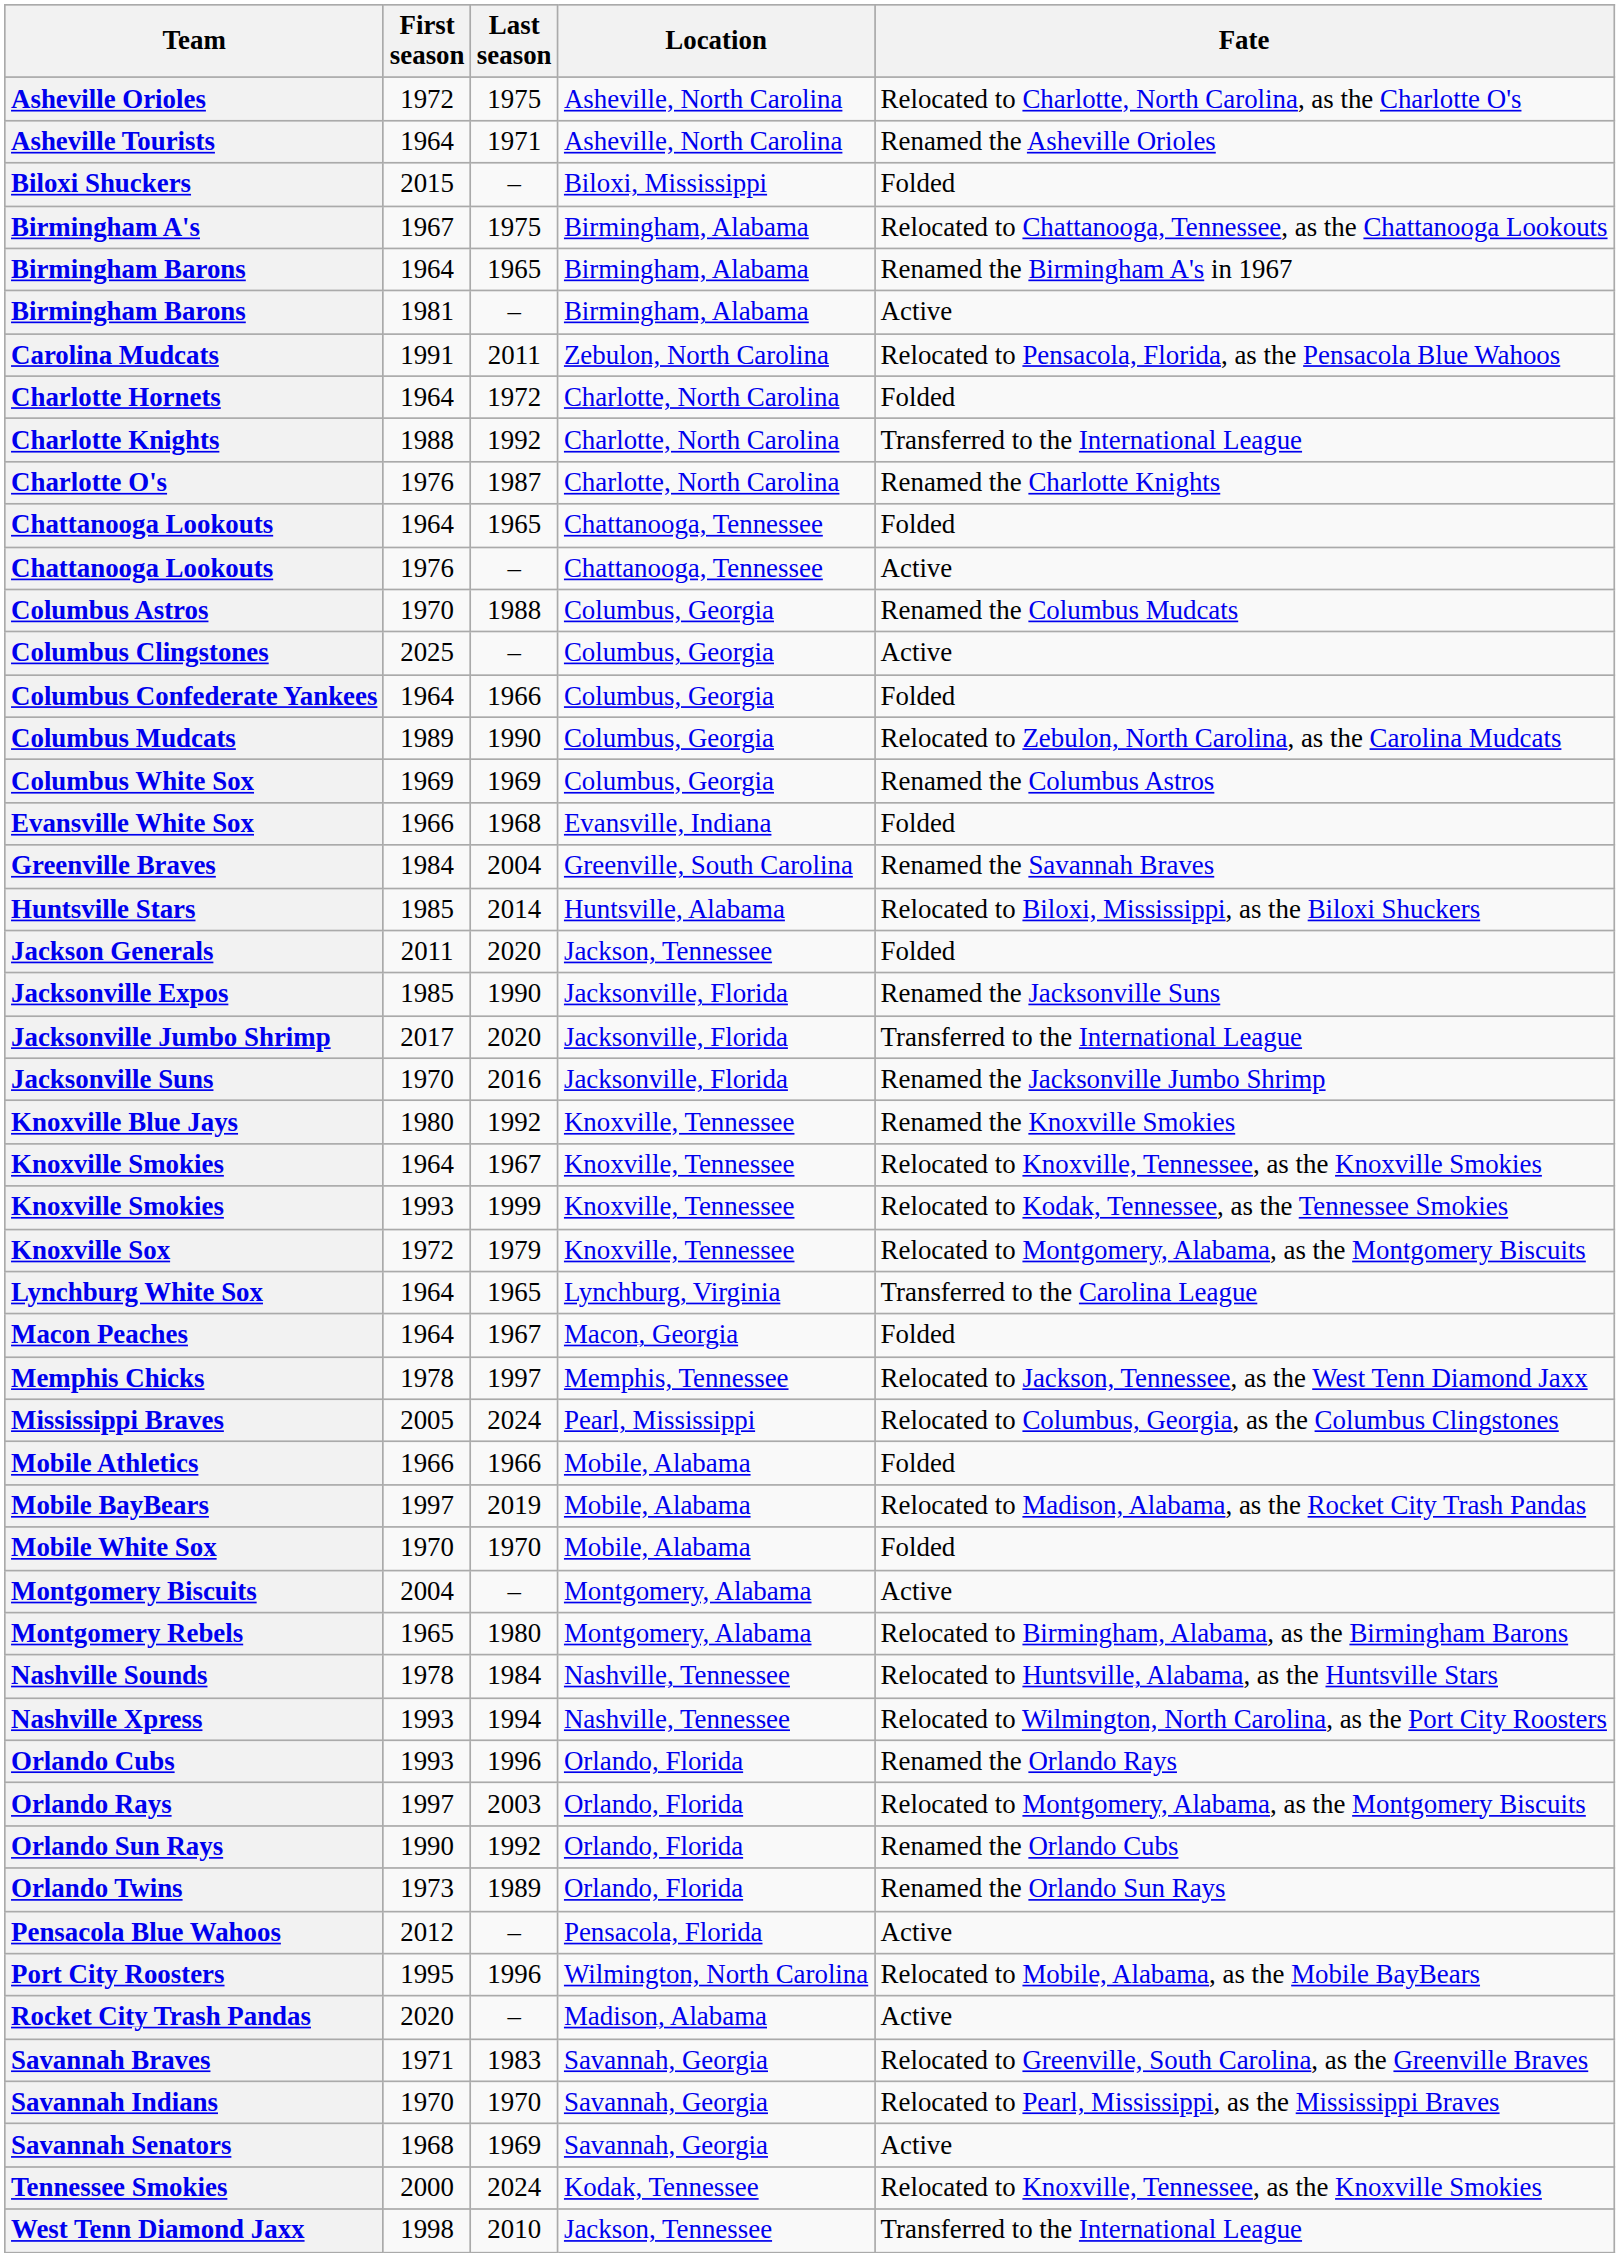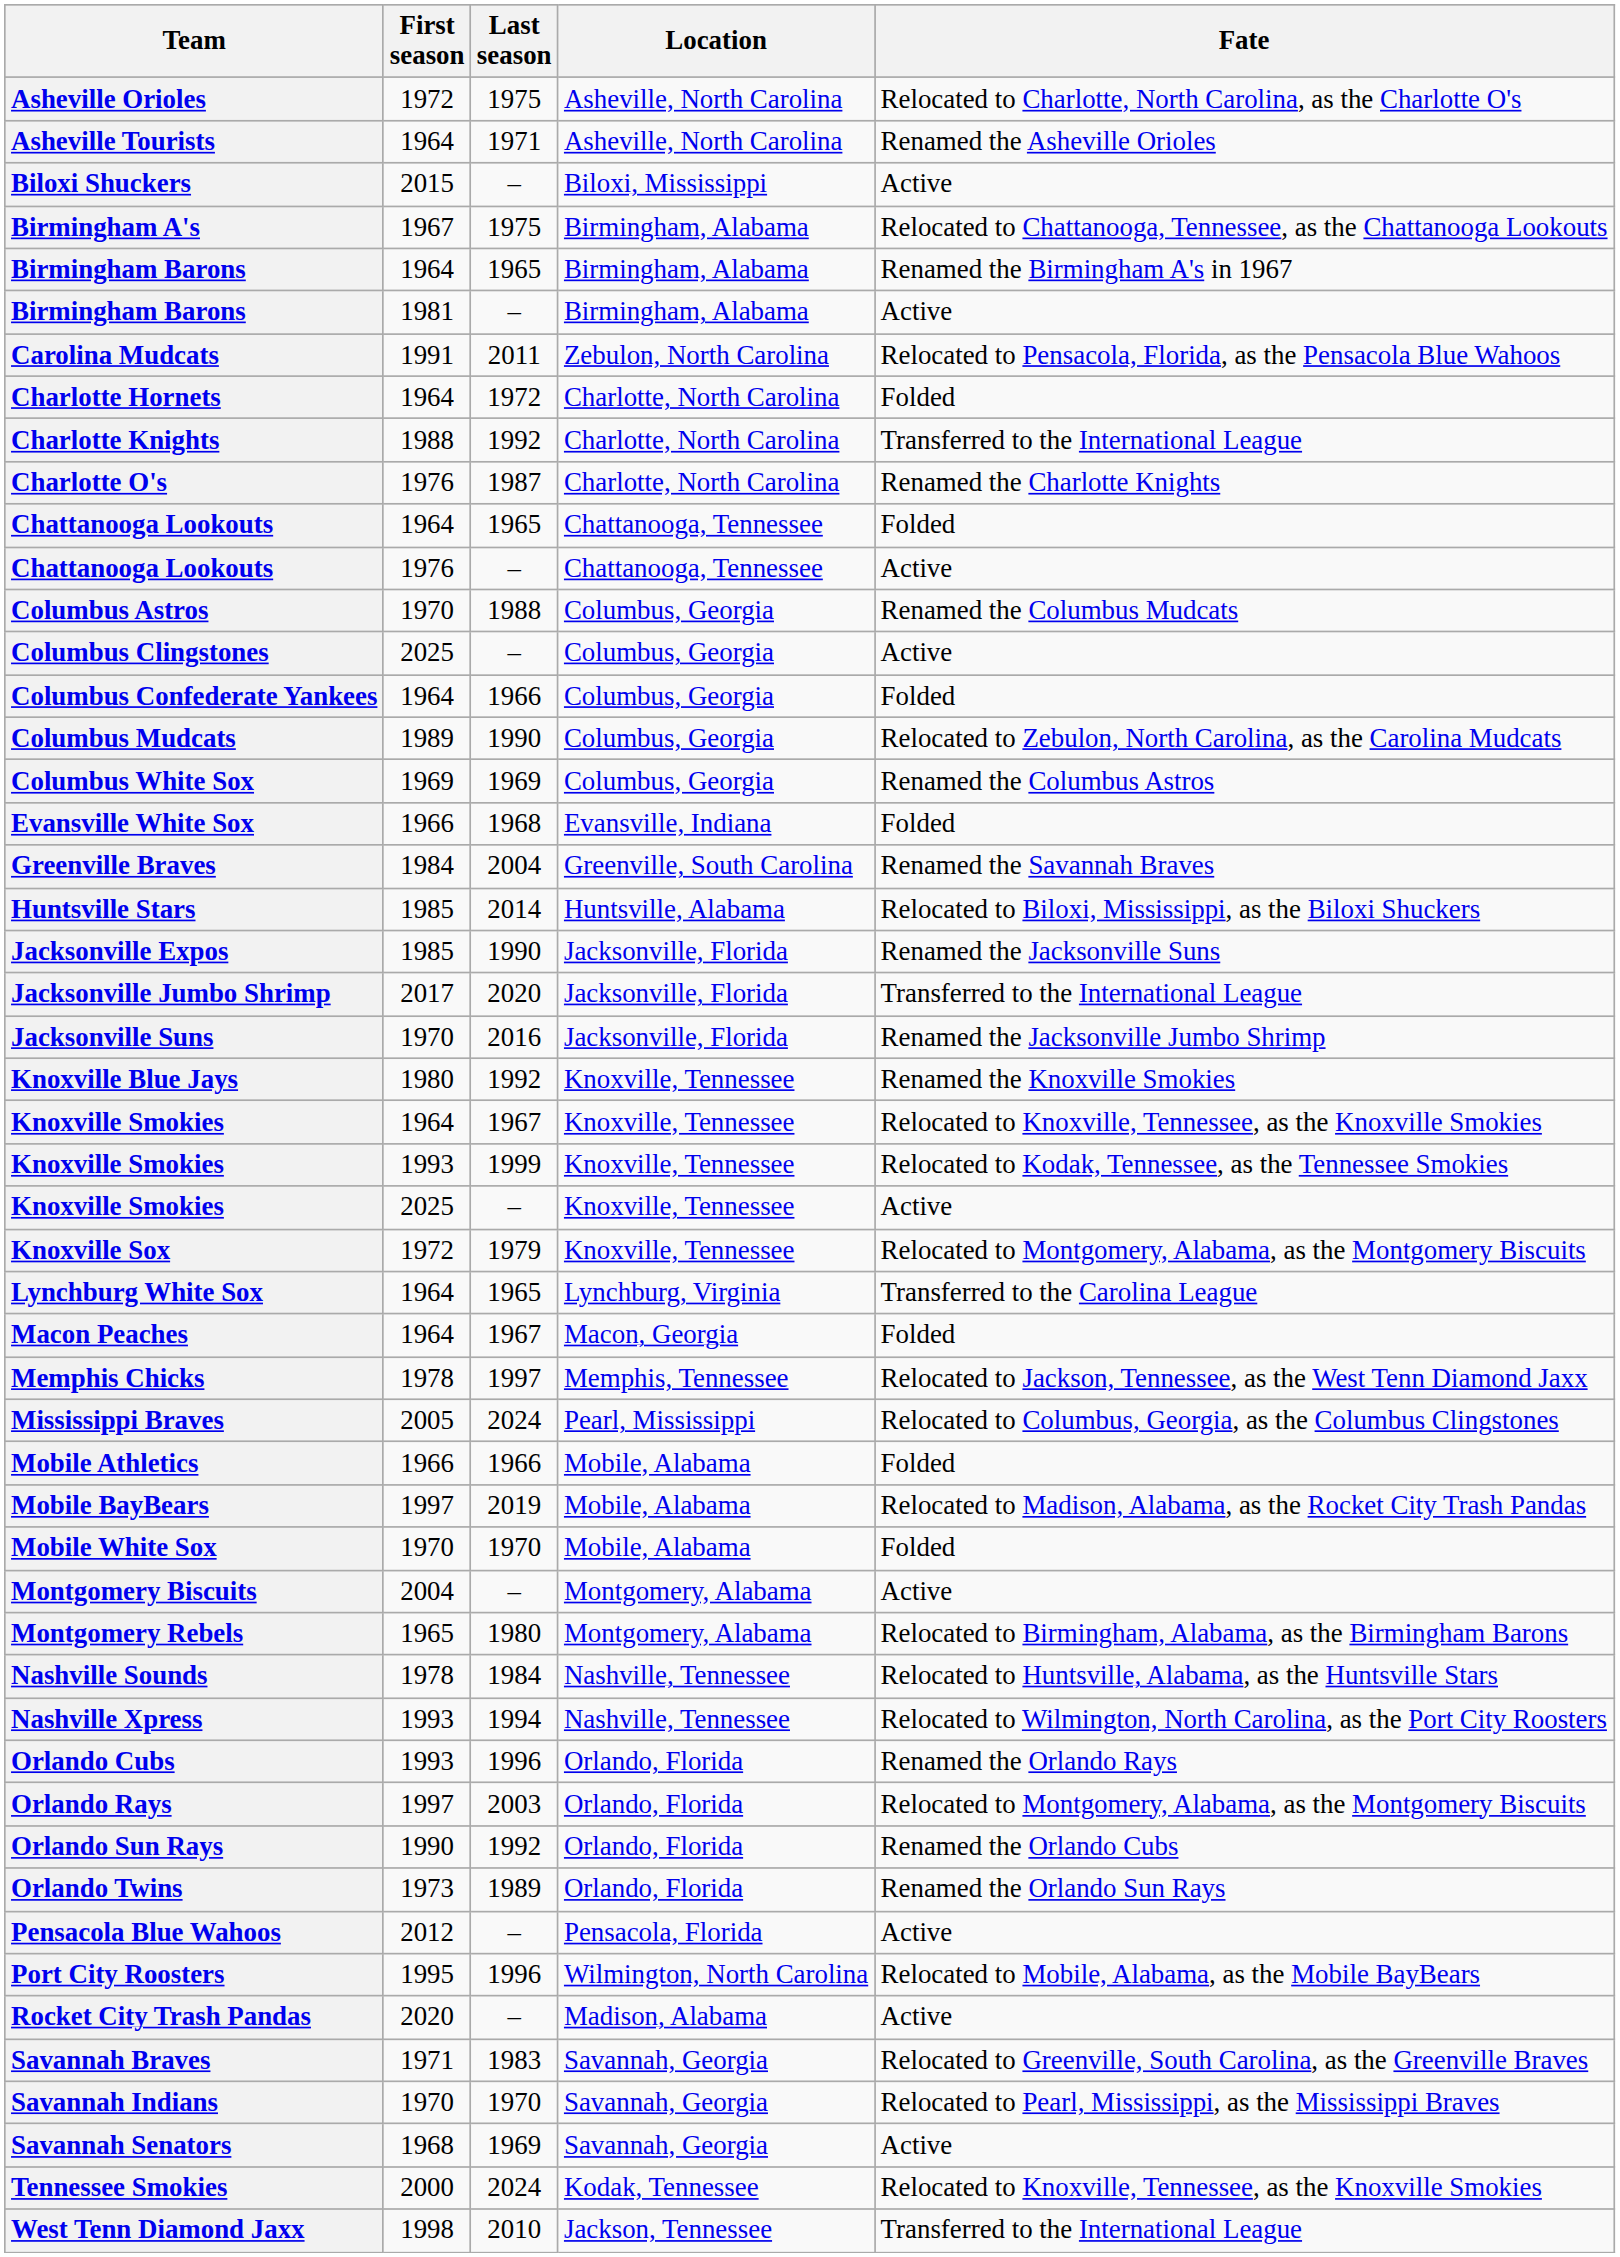(918, 183) Folded -> (916, 183) Active
- row: (112, 951)
+ row: (117, 1207)
